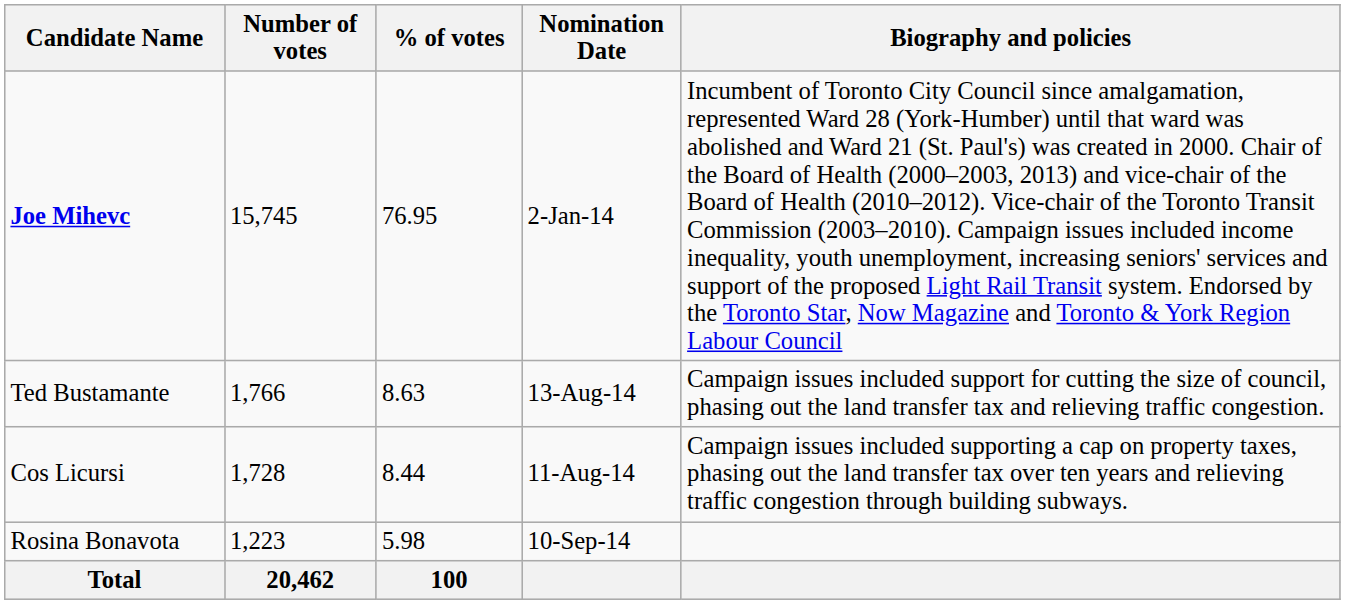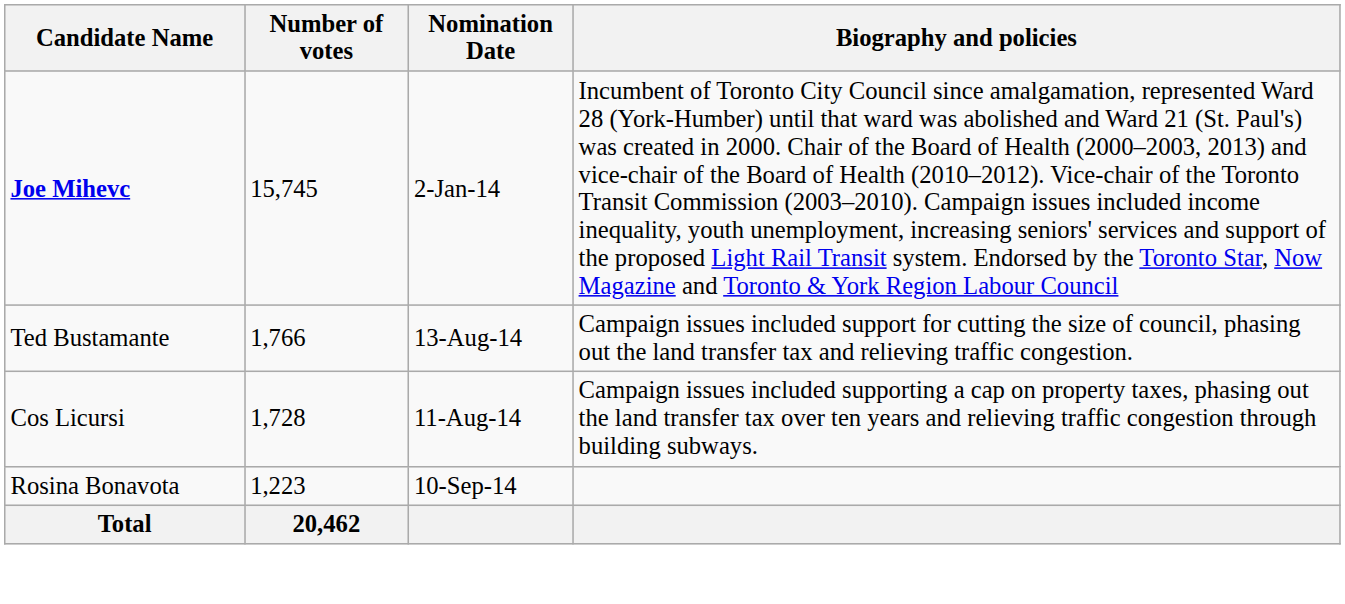- column: (449, 37)
